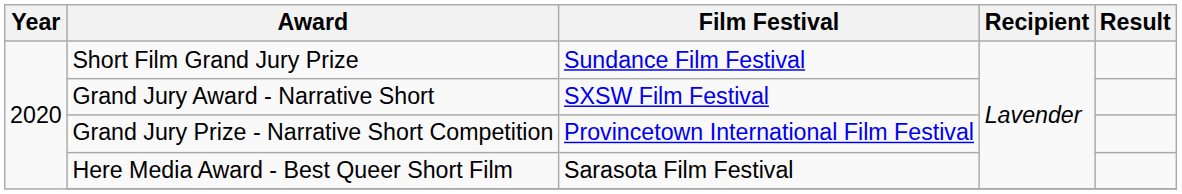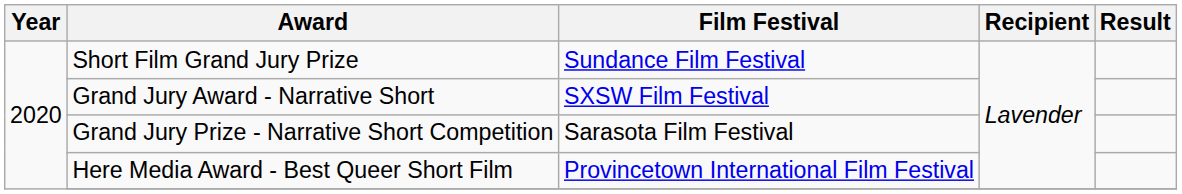(769, 133) Provincetown International Film Festival -> (679, 133) Sarasota Film Festival
(679, 170) Sarasota Film Festival -> (769, 170) Provincetown International Film Festival
